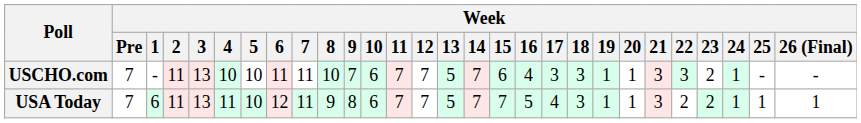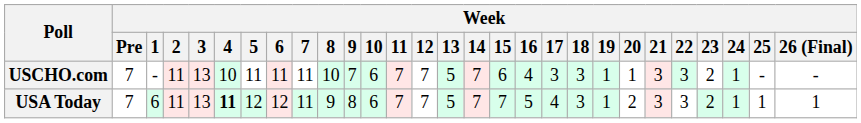(254, 74) 10 -> (254, 74) 11
(228, 103) normal -> (228, 103) bold
(254, 103) 10 -> (254, 103) 12
(632, 103) 1 -> (632, 103) 2
(684, 103) 2 -> (684, 103) 3
